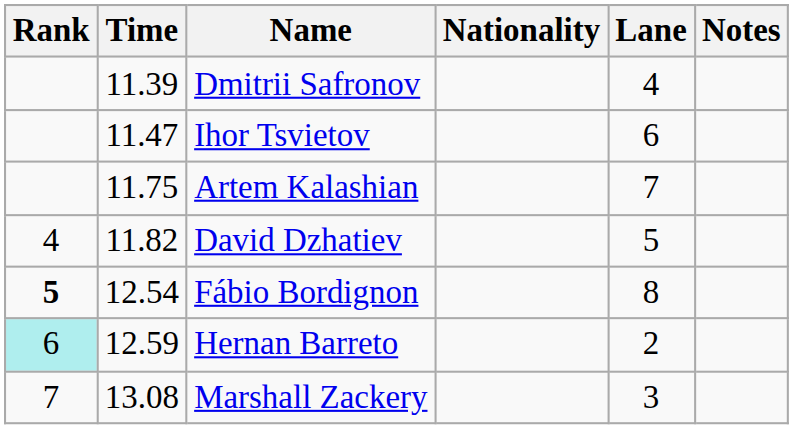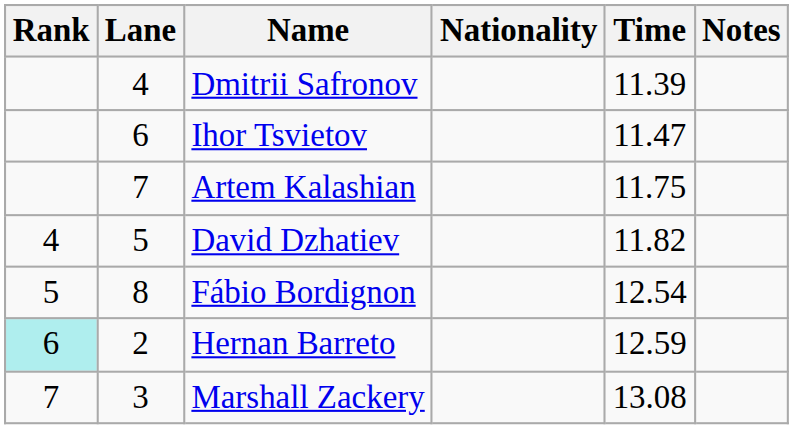columns swapped: (651, 30) <-> (142, 30)
(51, 291) bold -> (51, 291) normal
